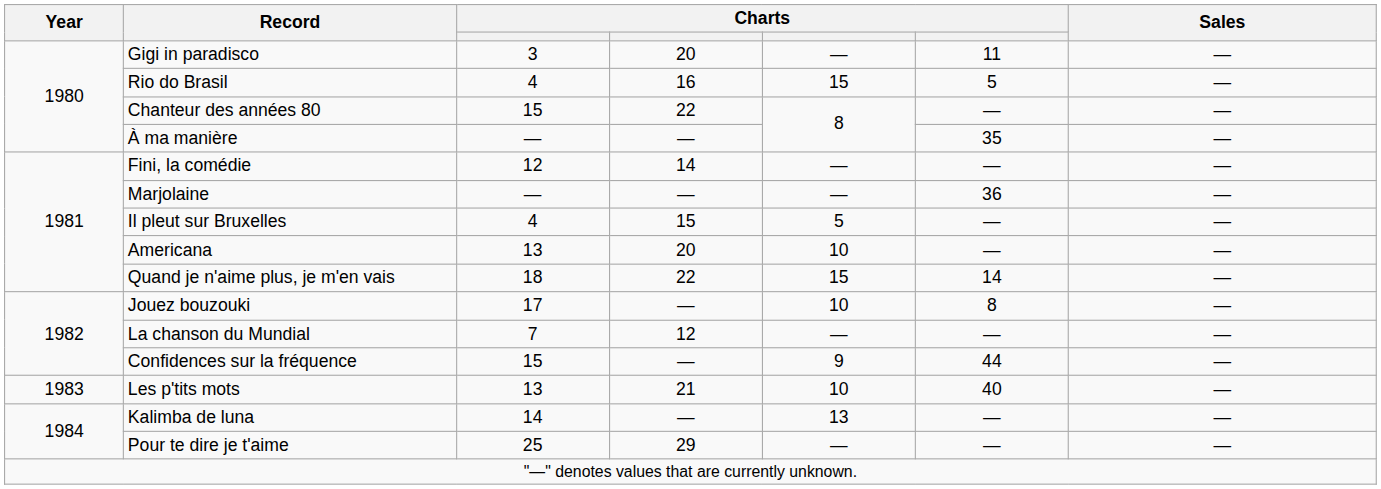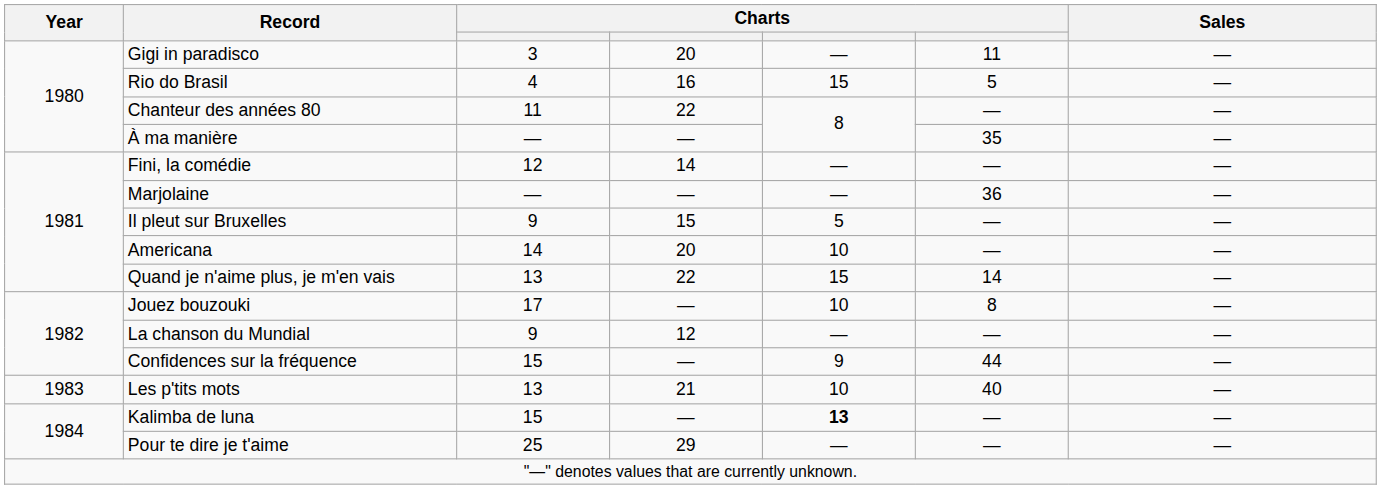(533, 110) 15 -> (533, 110) 11
(533, 221) 4 -> (533, 221) 9
(533, 249) 13 -> (533, 249) 14
(533, 277) 18 -> (533, 277) 13
(533, 333) 7 -> (533, 333) 9
(533, 417) 14 -> (533, 417) 15
(839, 417) normal -> (839, 417) bold
